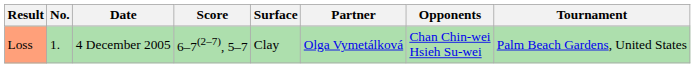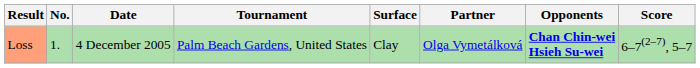columns swapped: (592, 14) <-> (212, 14)
(450, 44) normal -> (572, 44) bold
